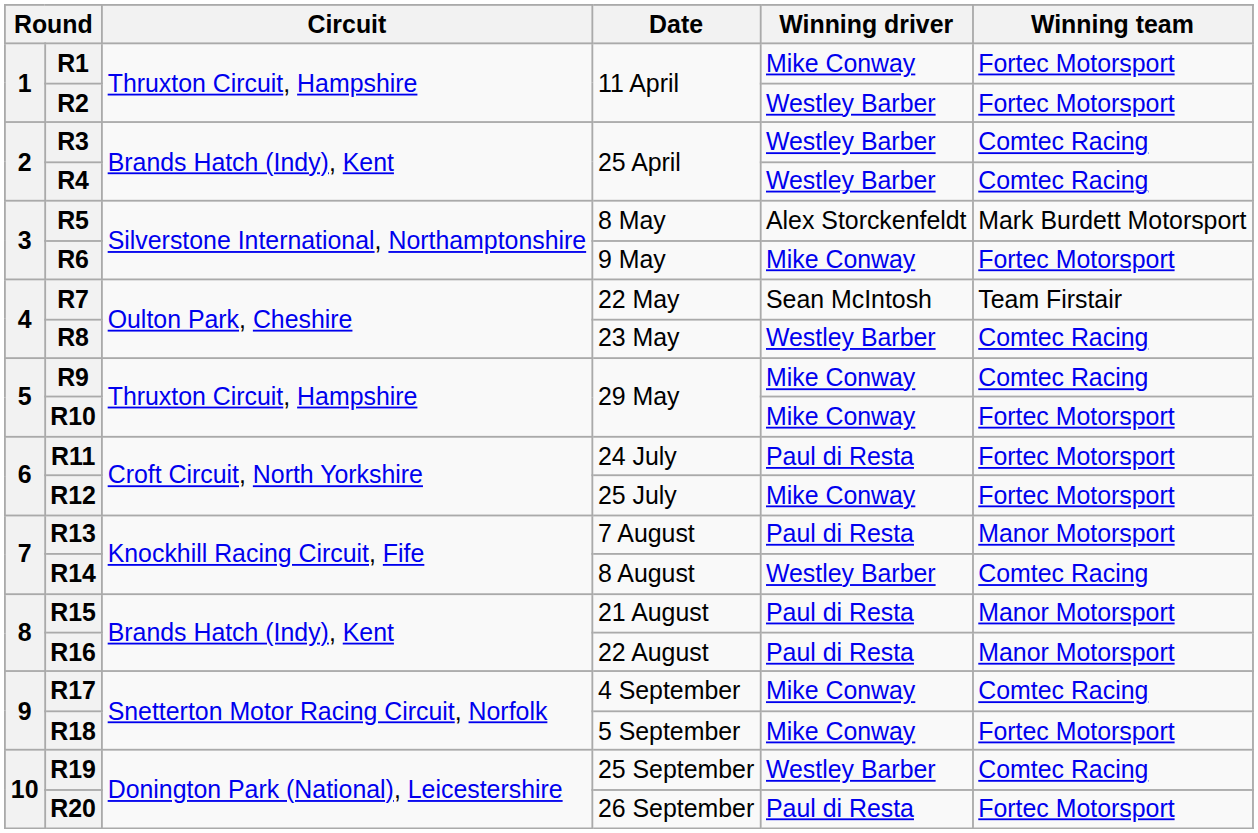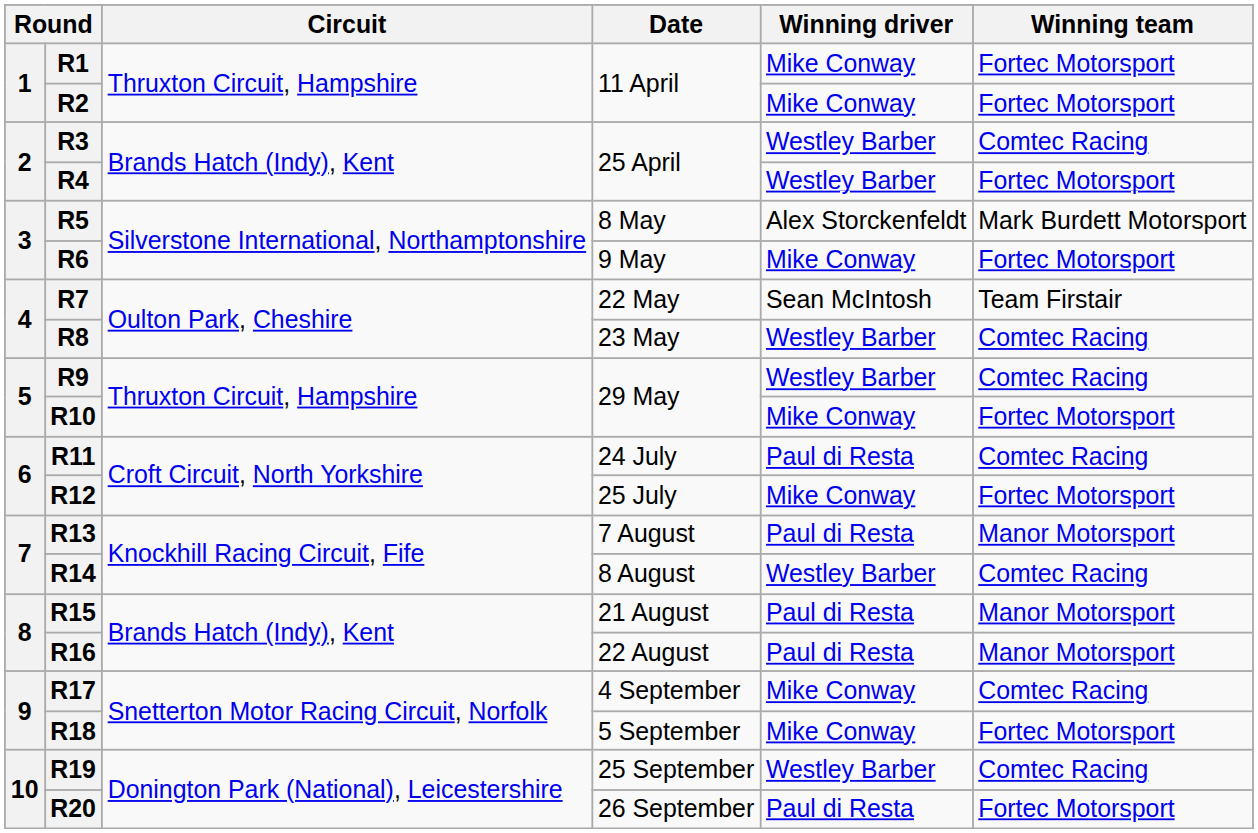(851, 103) Westley Barber -> (841, 103) Mike Conway
(1063, 181) Comtec Racing -> (1076, 181) Fortec Motorsport
(841, 377) Mike Conway -> (851, 377) Westley Barber
(1076, 456) Fortec Motorsport -> (1063, 456) Comtec Racing
